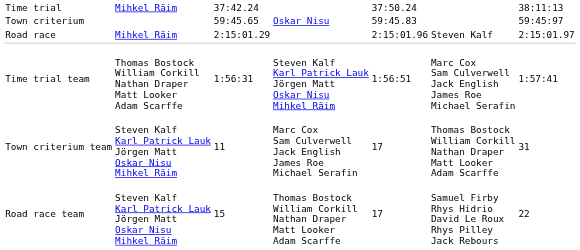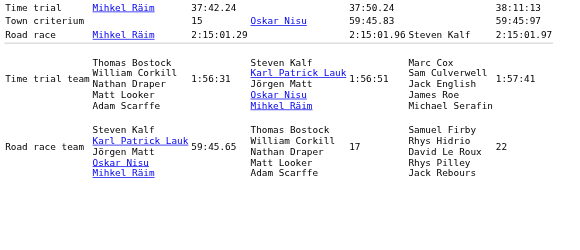(236, 21) 59:45.65 -> (197, 21) 15
- row: (59, 146)
(219, 214) 15 -> (214, 146) 59:45.65
